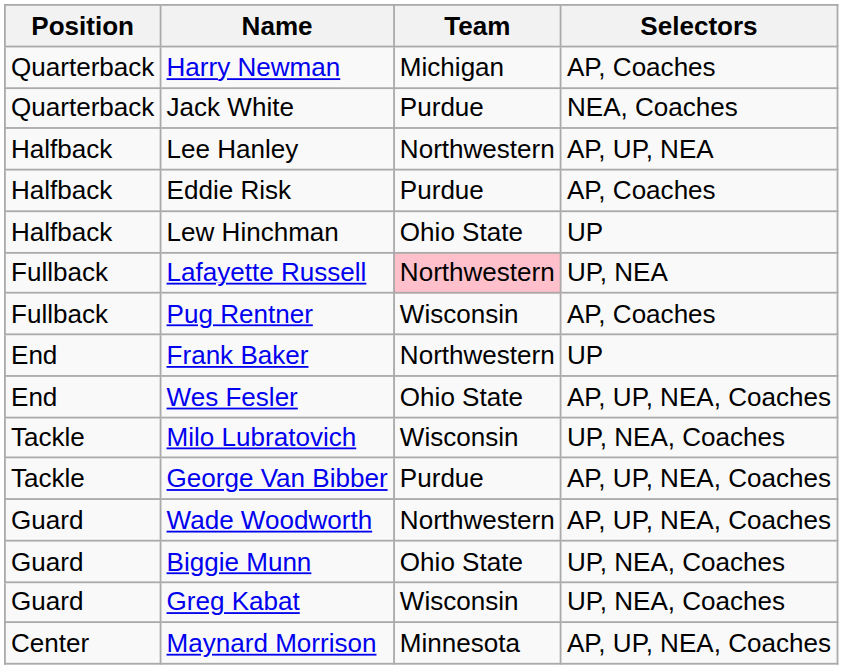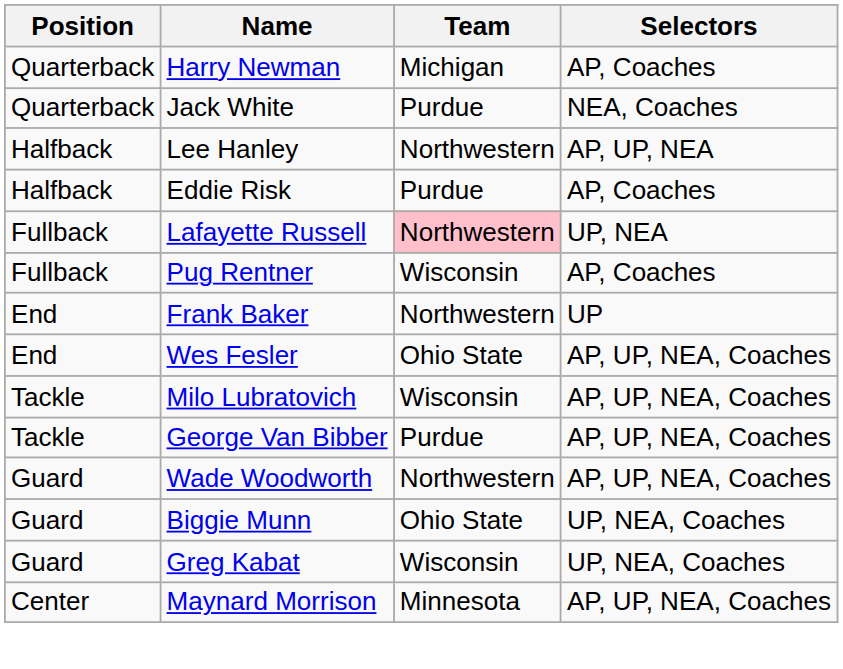- row: (253, 232)
(676, 438) UP, NEA, Coaches -> (699, 396) AP, UP, NEA, Coaches
